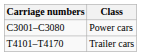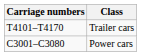rows swapped: (36, 28) <-> (35, 43)
